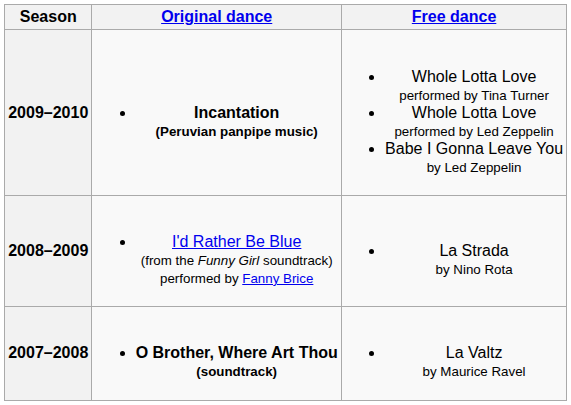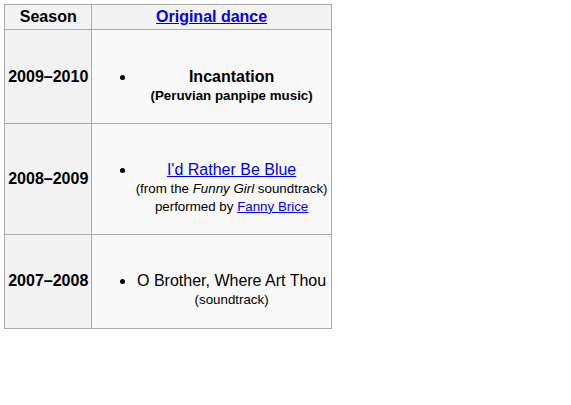- column: (454, 17)
(217, 362) bold -> (212, 290) normal
